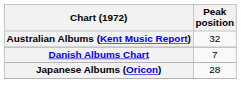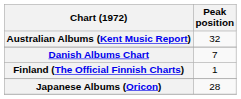+ row: (99, 70)
